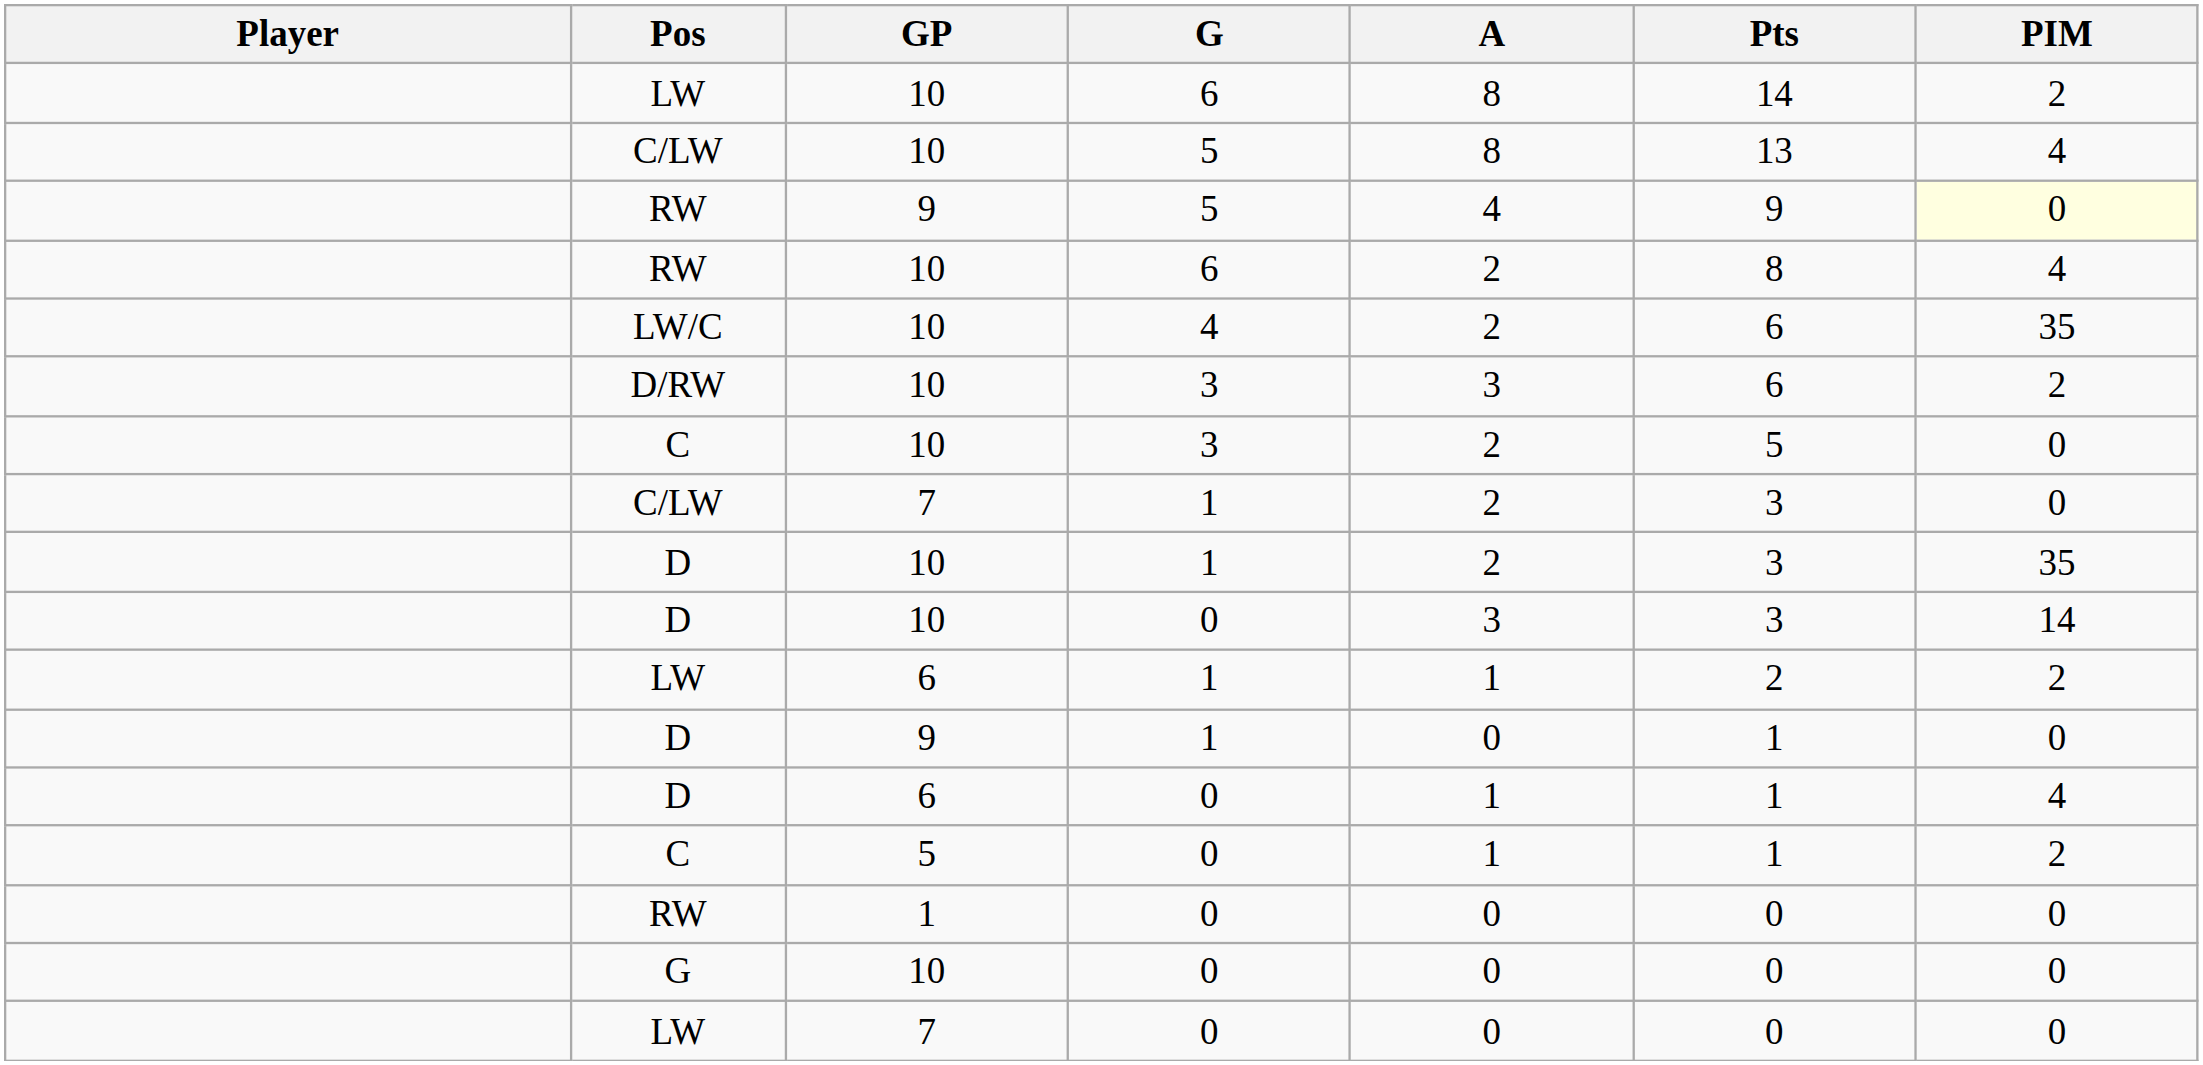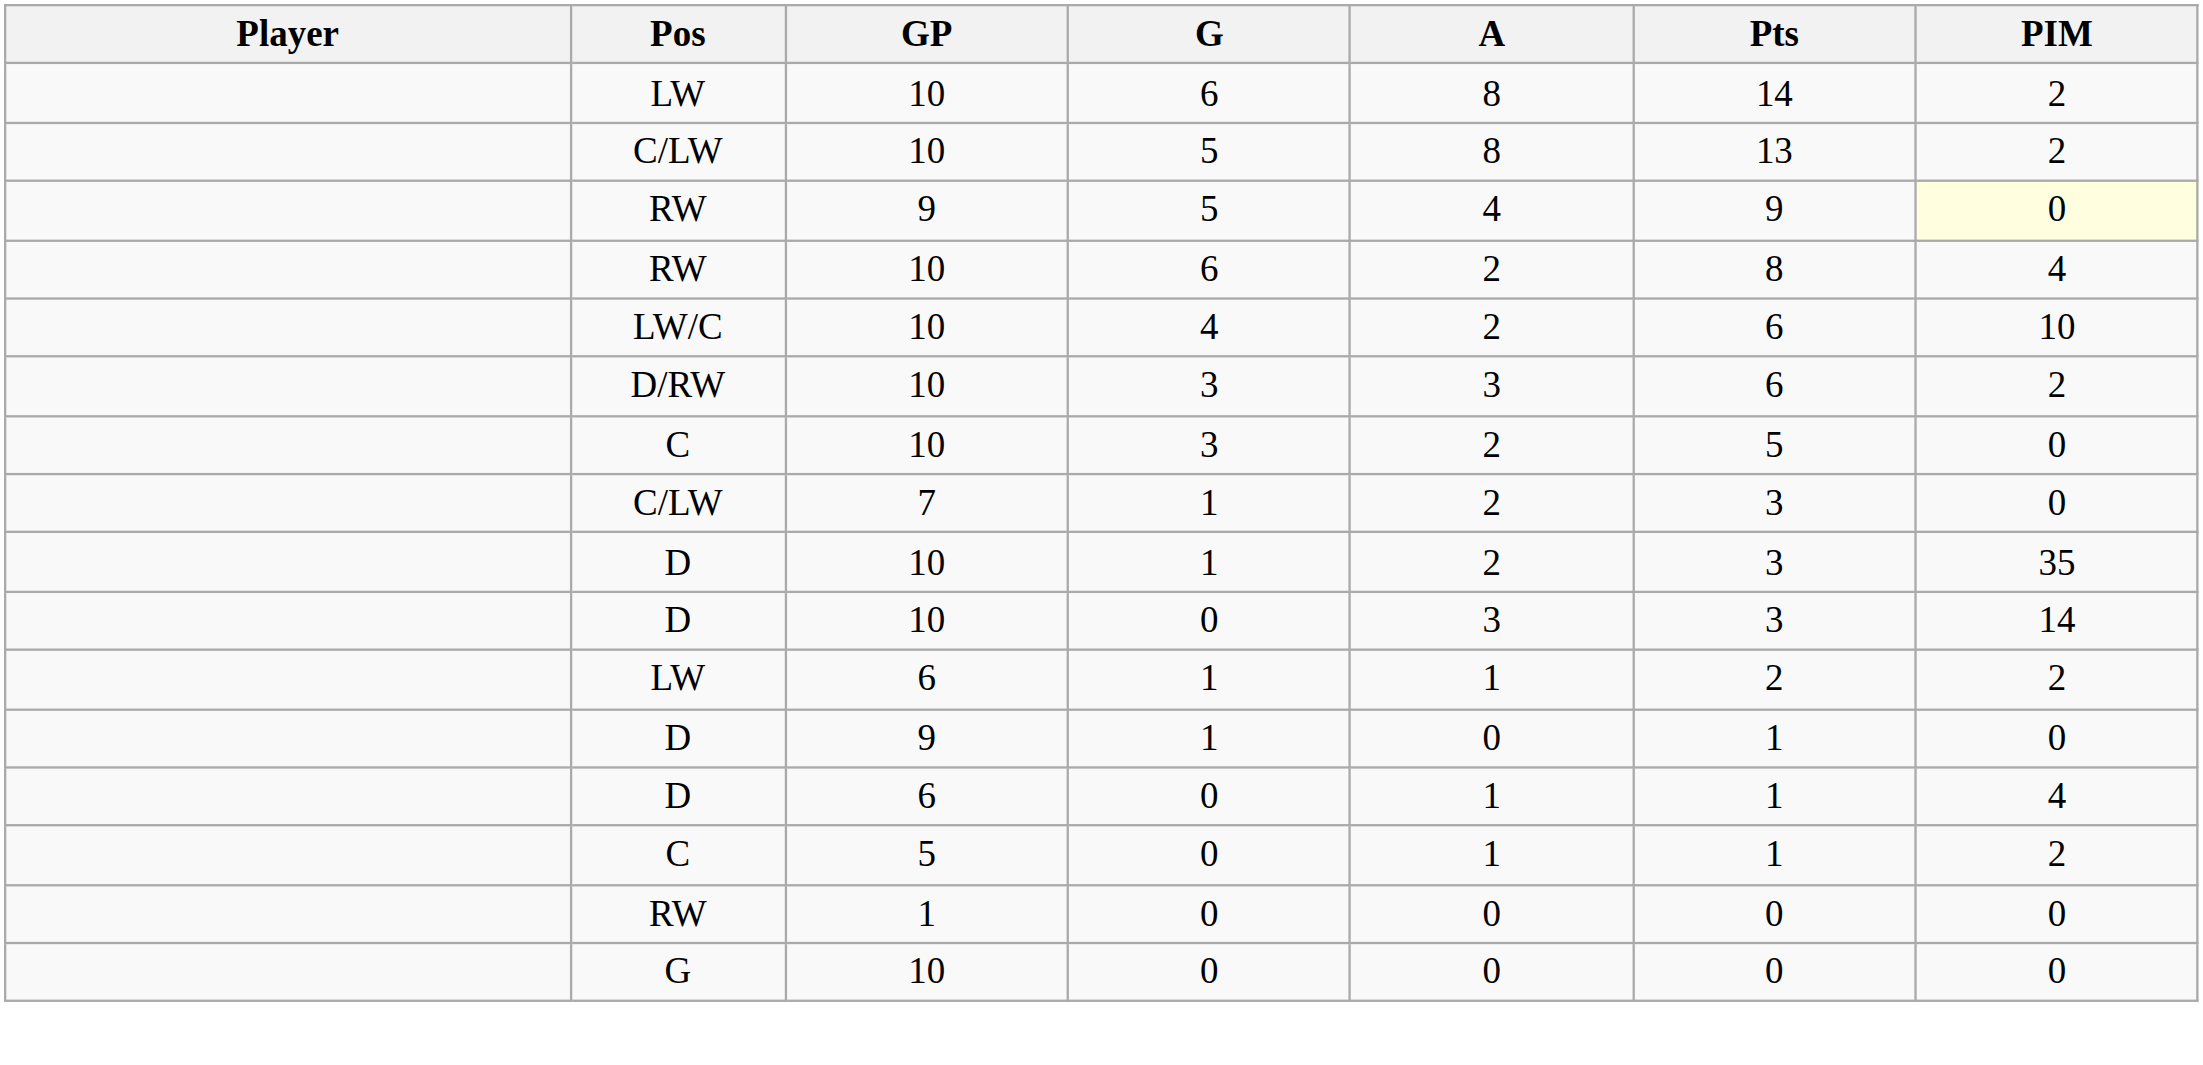(2057, 151) 4 -> (2057, 151) 2
(2057, 326) 35 -> (2057, 326) 10
- row: (678, 1030)
